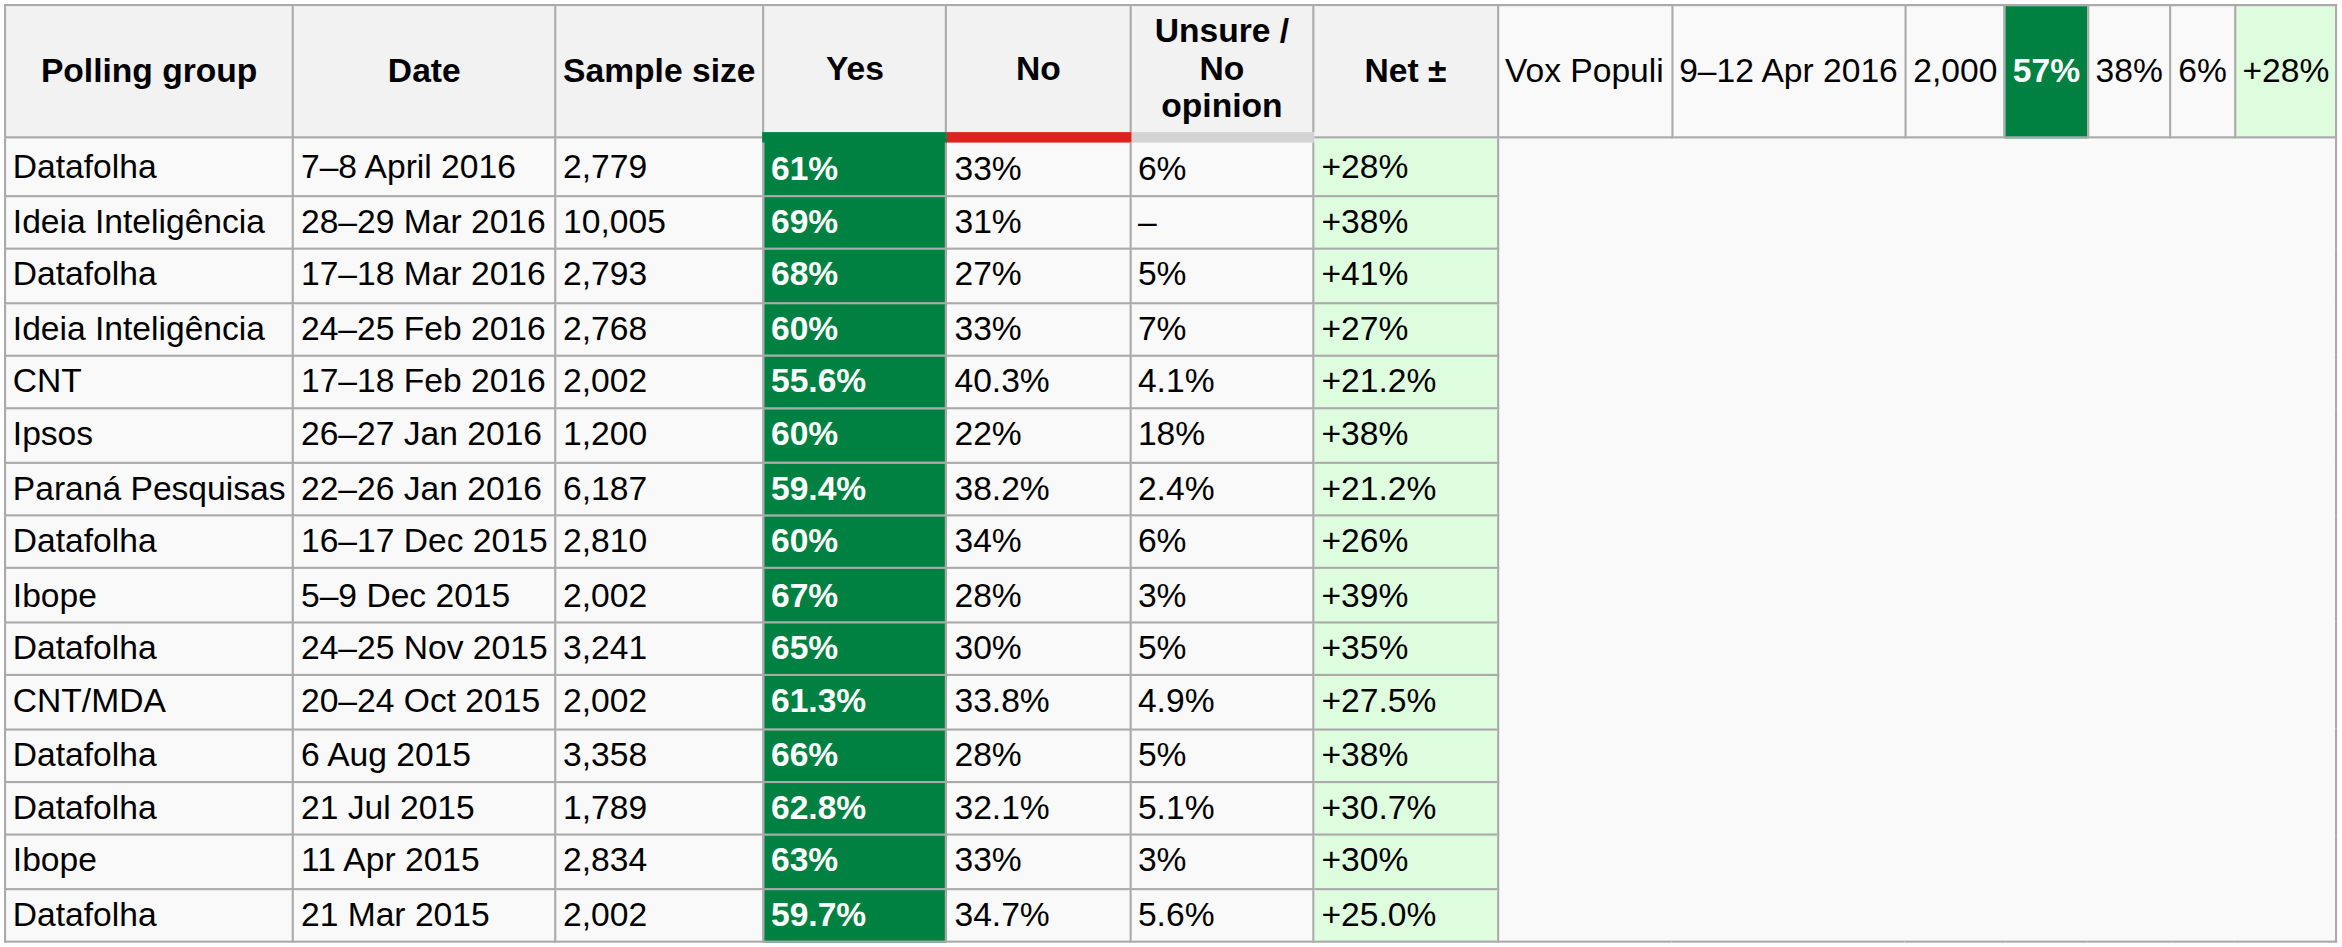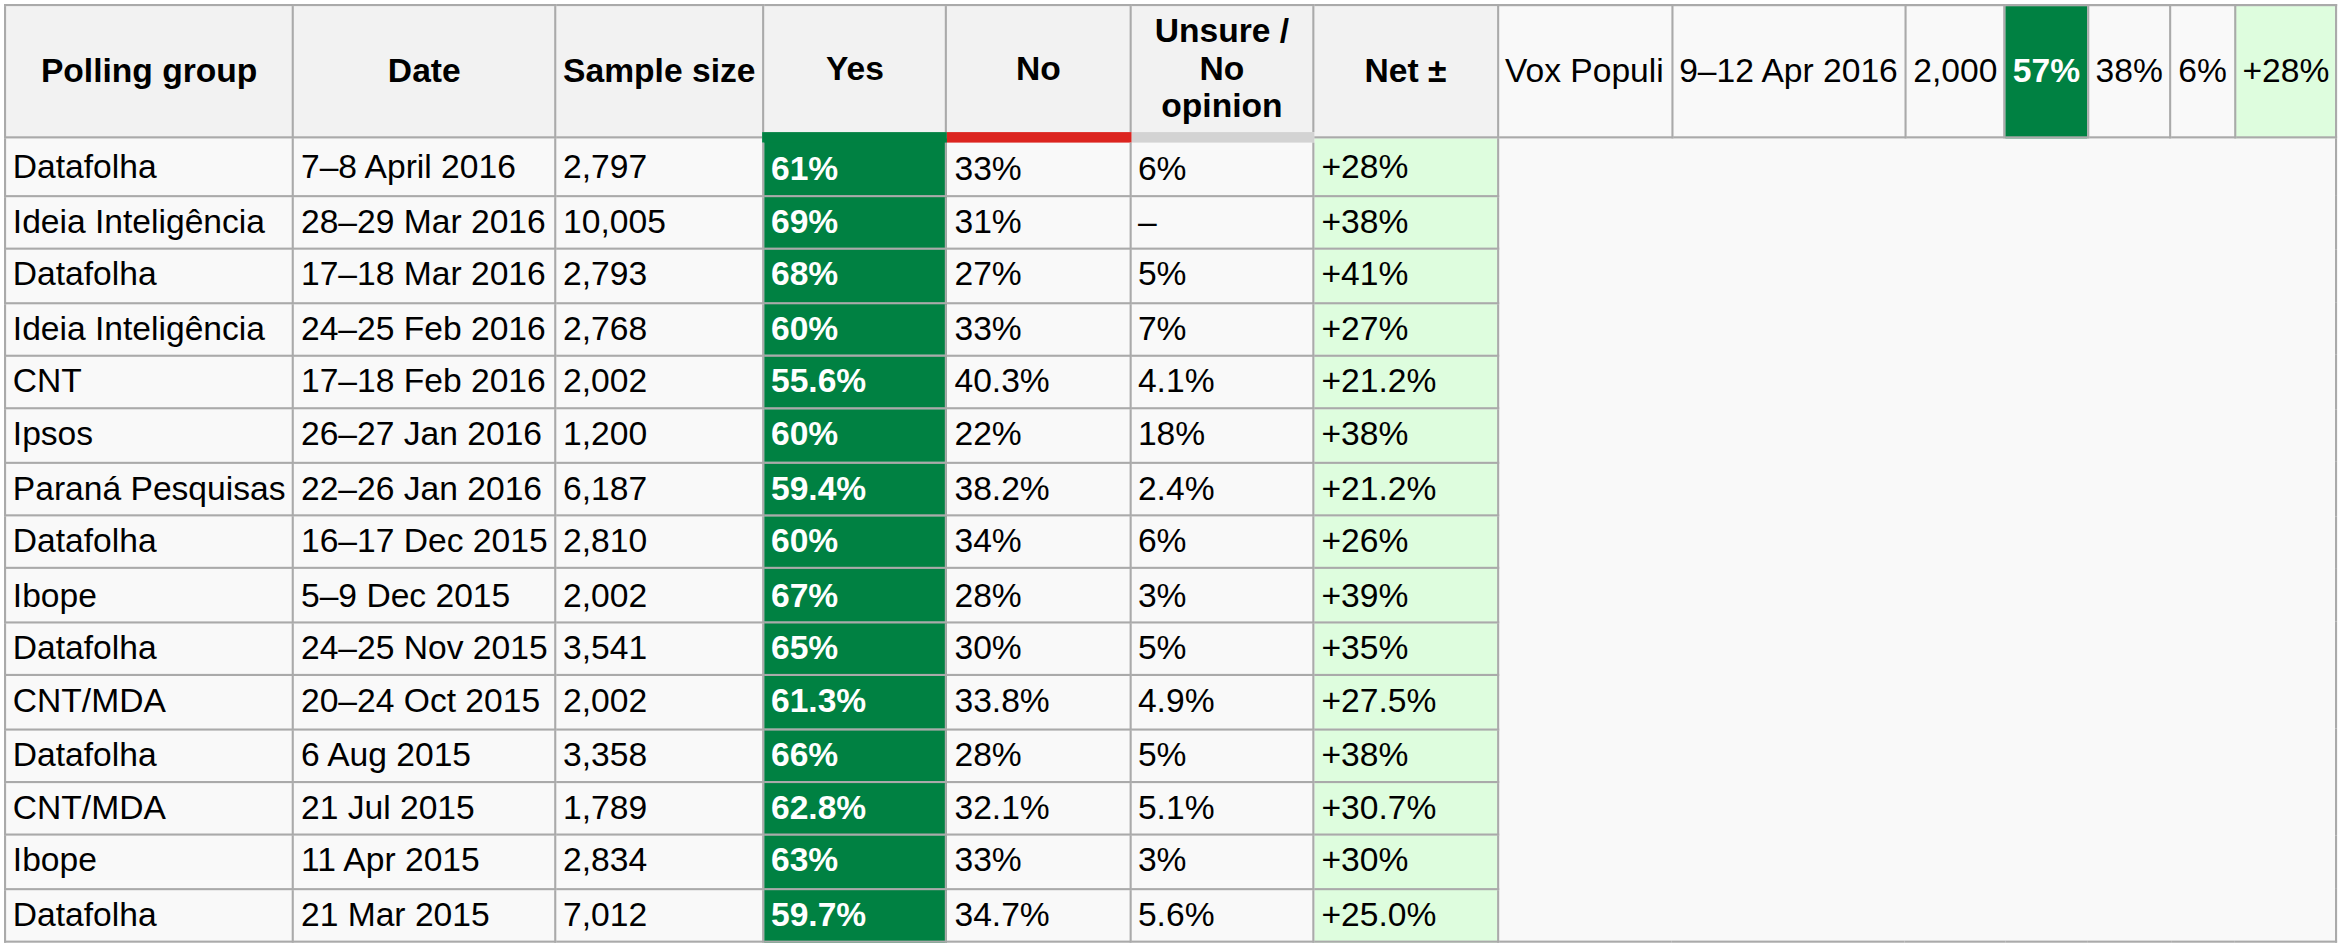(605, 166) 2,779 -> (605, 166) 2,797
(605, 648) 3,241 -> (605, 648) 3,541
(85, 807) Datafolha -> (89, 807) CNT/MDA
(605, 914) 2,002 -> (605, 914) 7,012
